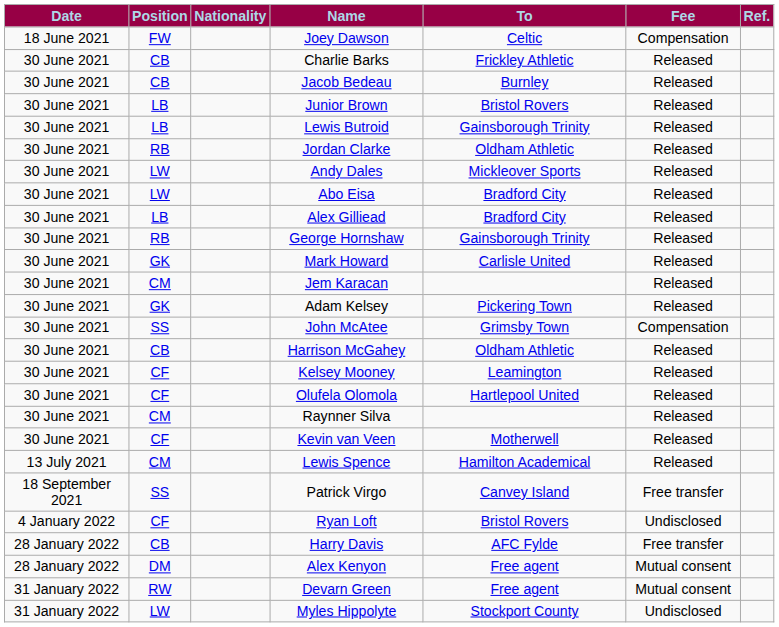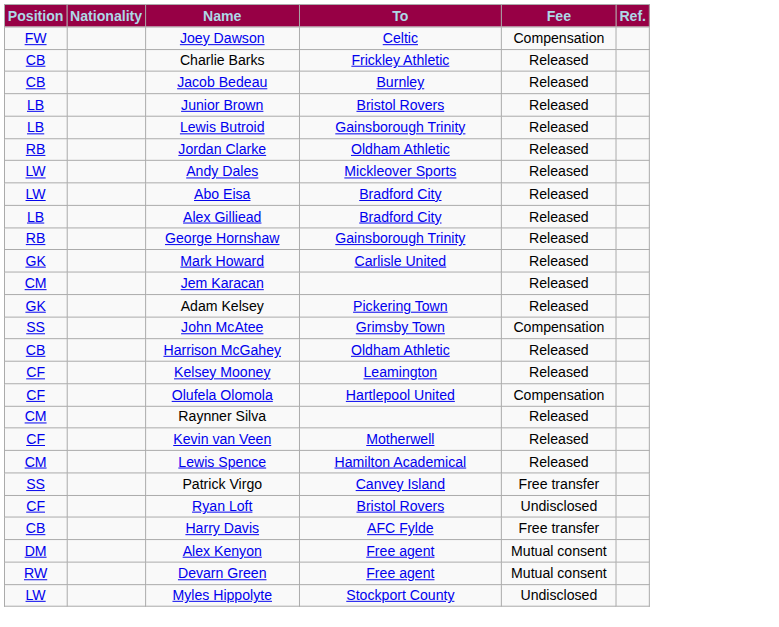- column: (67, 16)
(683, 395) Released -> (559, 395) Compensation
